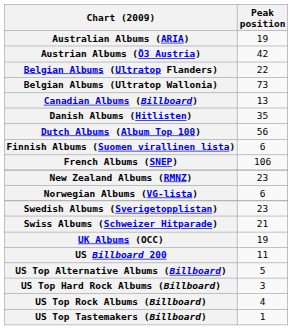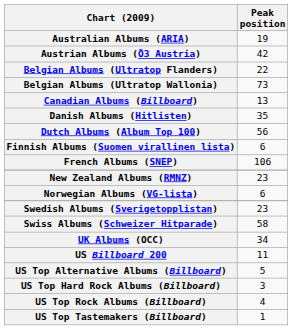(263, 224) 21 -> (263, 224) 58
(263, 240) 19 -> (263, 240) 34
